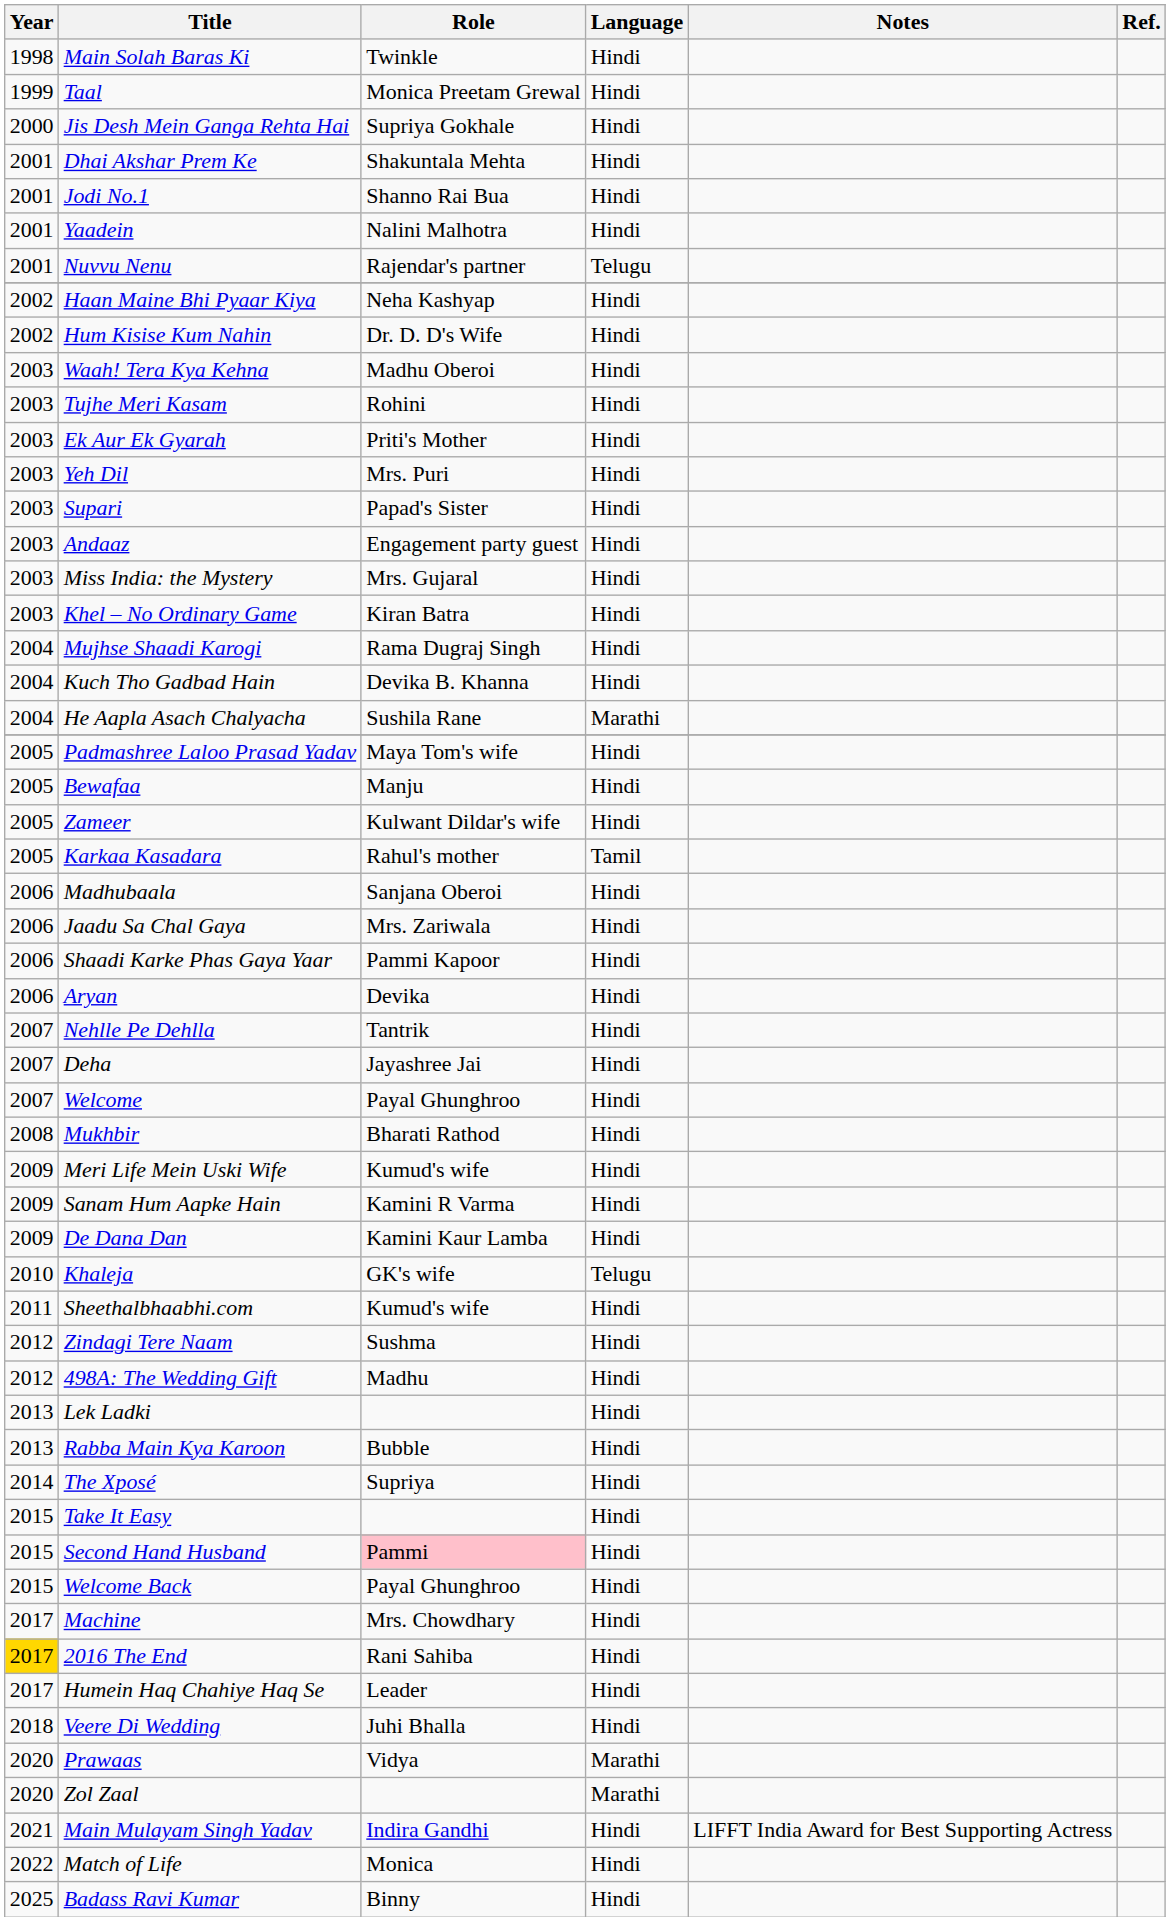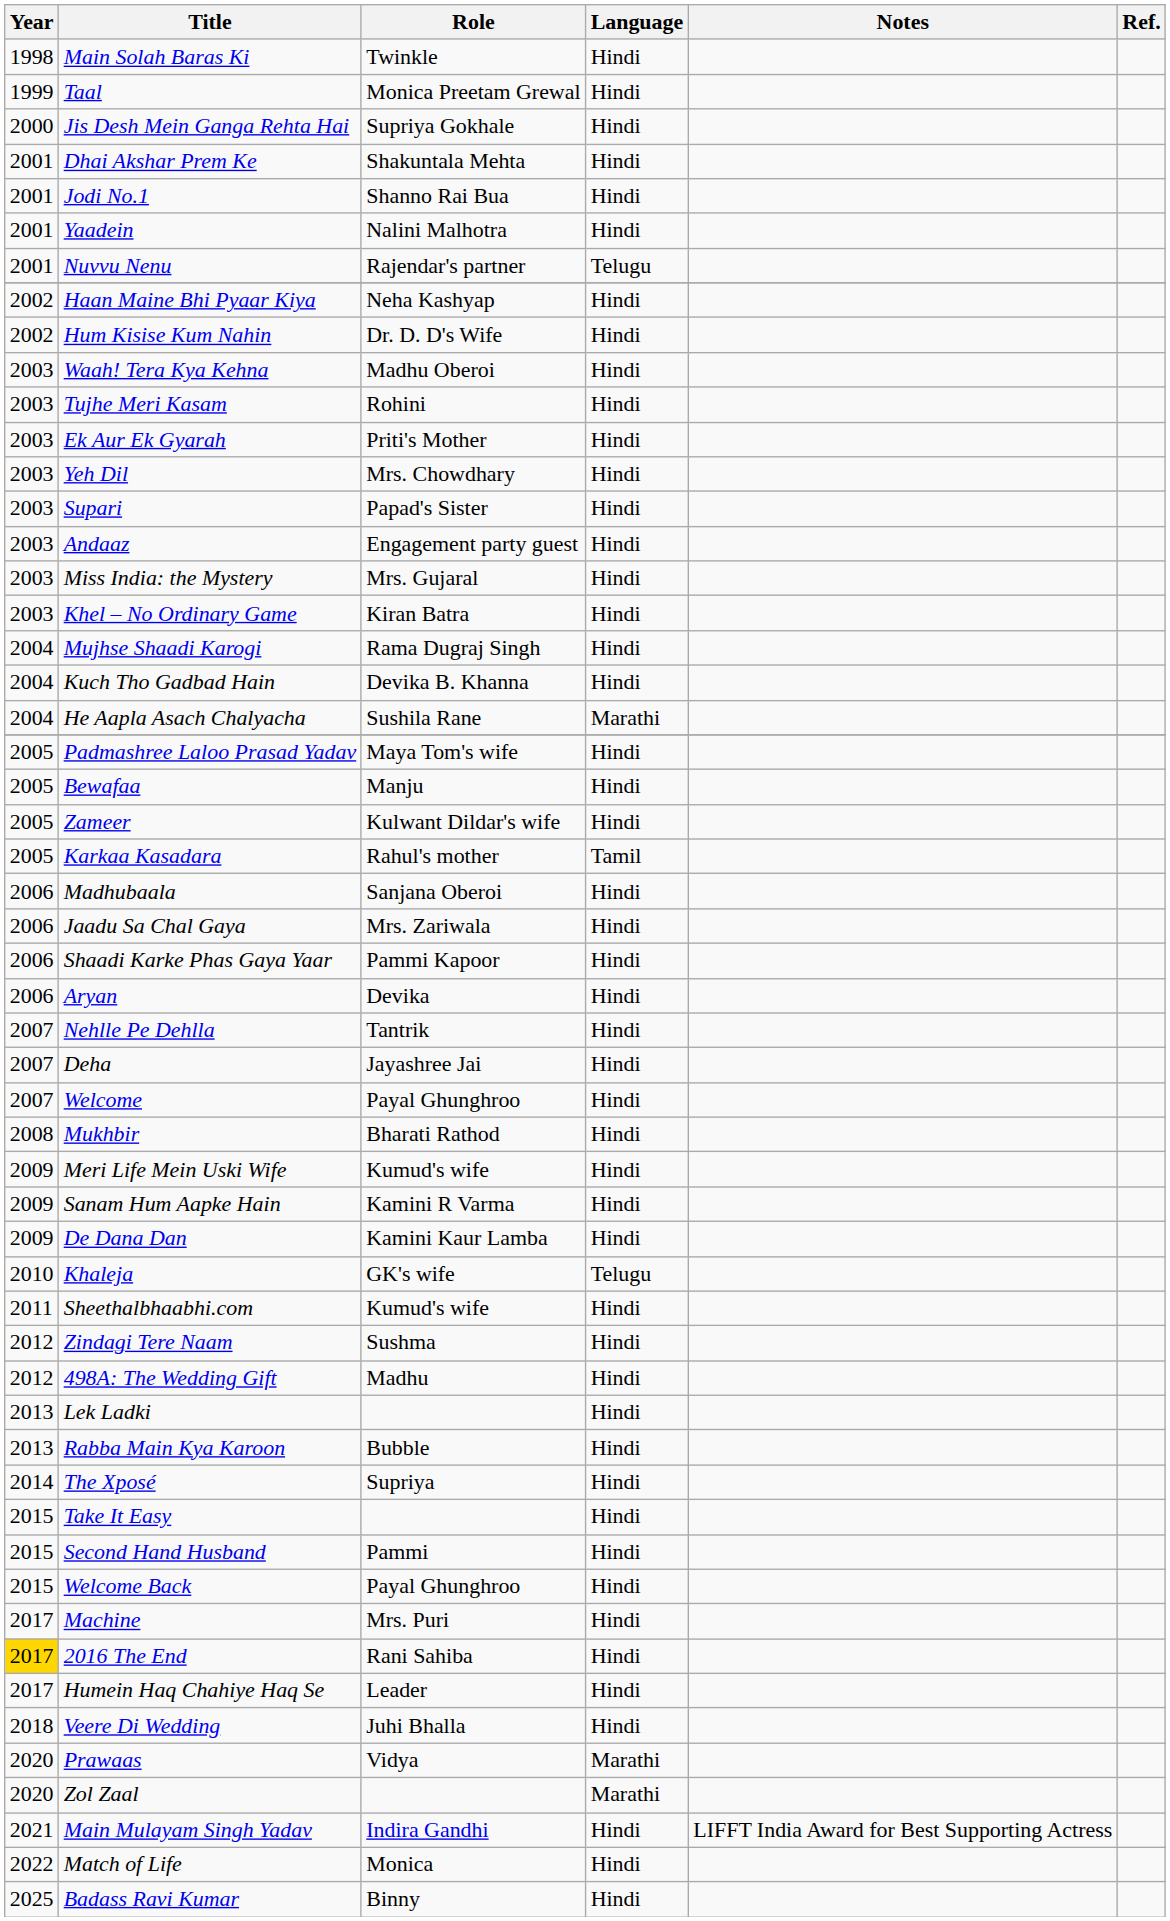(408, 473) Mrs. Puri -> (441, 473) Mrs. Chowdhary
(397, 1551) pink background -> (397, 1551) no background
(441, 1621) Mrs. Chowdhary -> (408, 1621) Mrs. Puri
